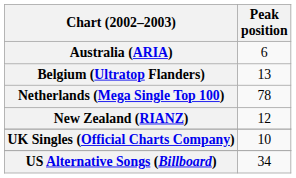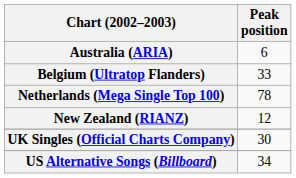(264, 74) 13 -> (264, 74) 33
(264, 140) 10 -> (264, 140) 30
